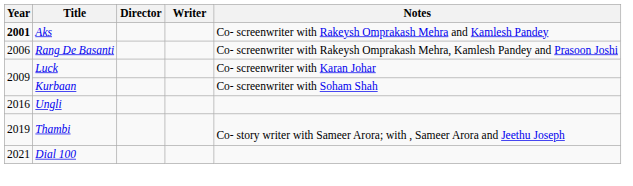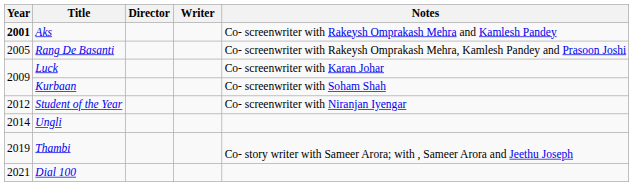(19, 50) 2006 -> (19, 50) 2005
+ row: (79, 104)
(19, 104) 2016 -> (19, 123) 2014
